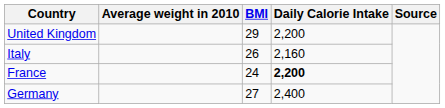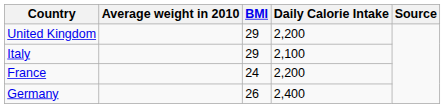(252, 53) 26 -> (252, 53) 29
(289, 53) 2,160 -> (289, 53) 2,100
(289, 73) bold -> (289, 73) normal
(252, 93) 27 -> (252, 93) 26
